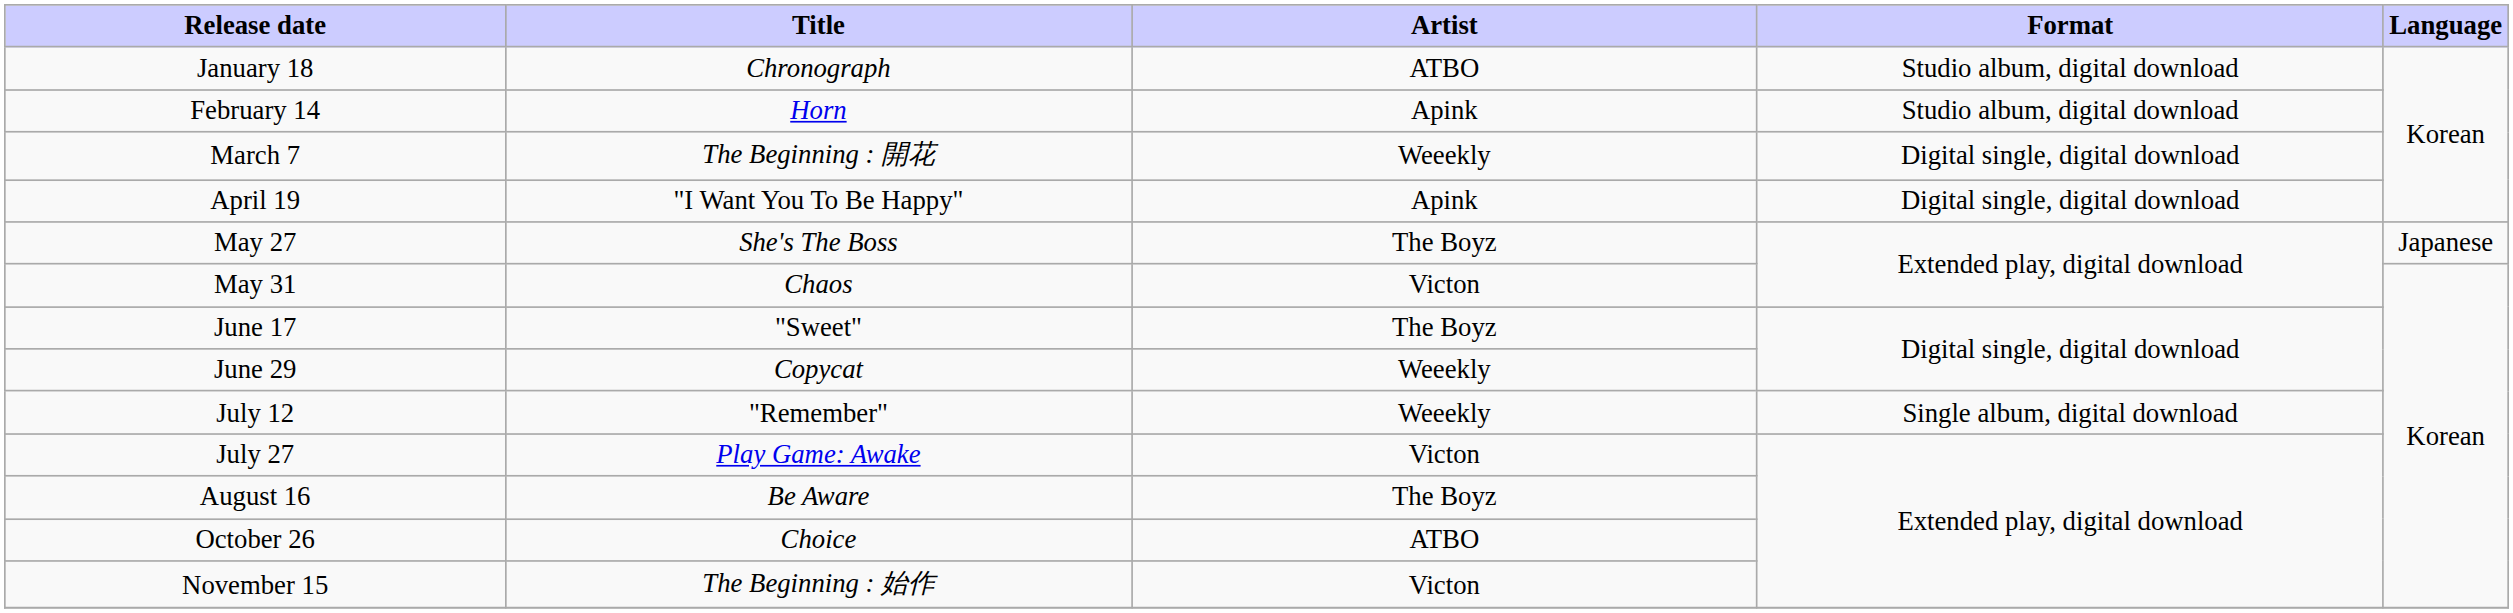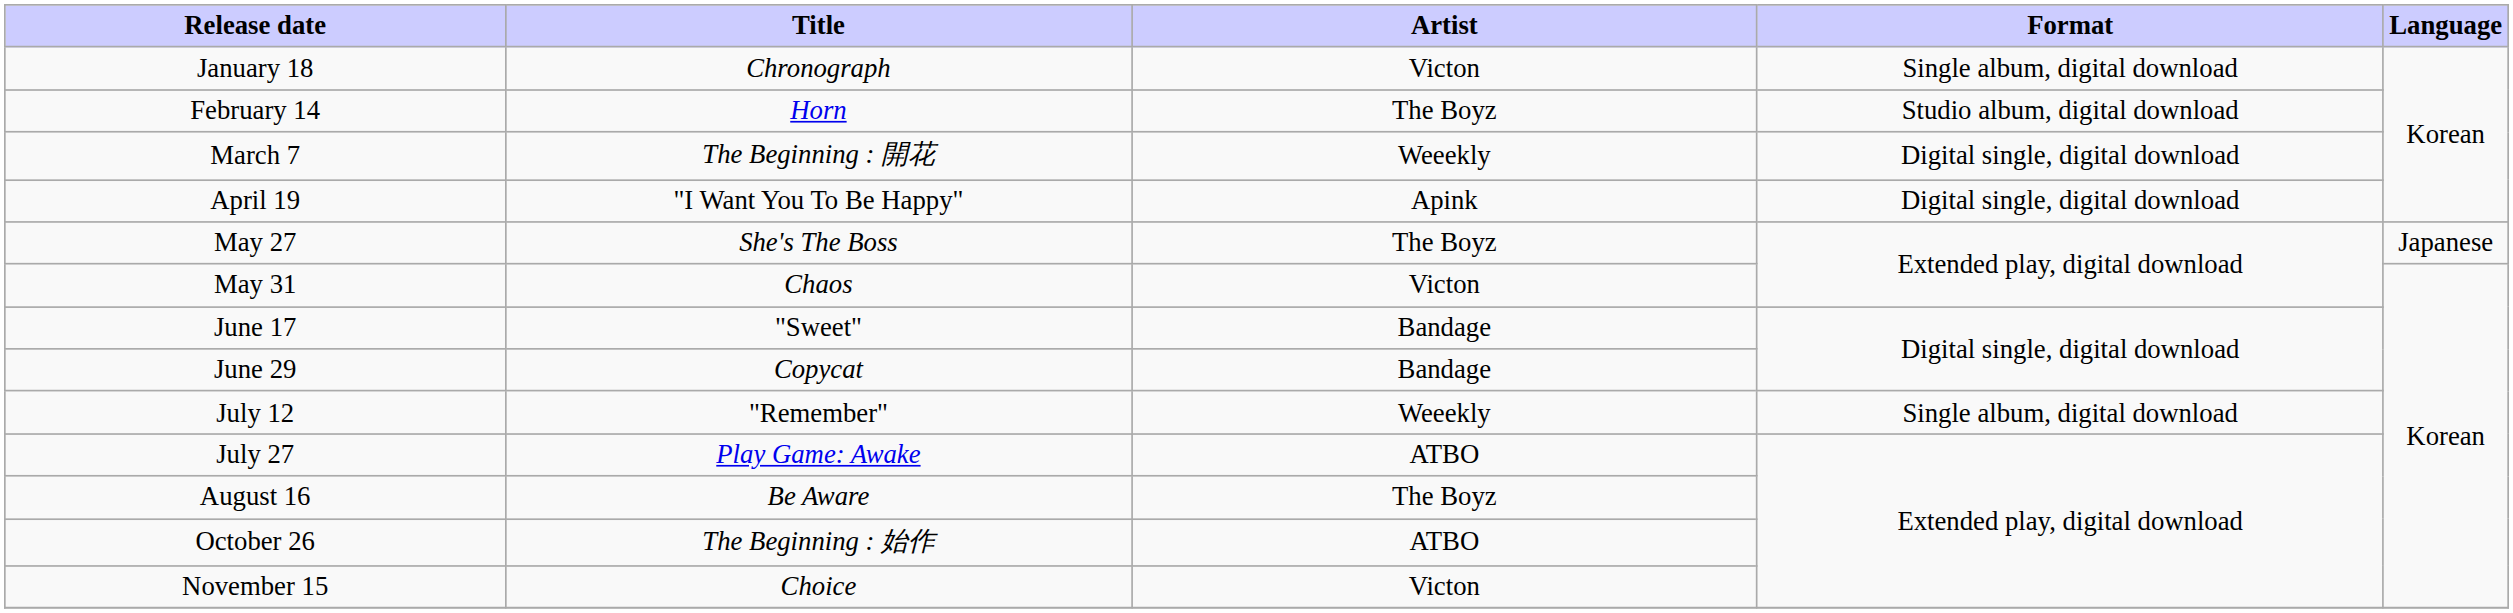(1444, 68) ATBO -> (1444, 68) Victon
(2070, 68) Studio album, digital download -> (2070, 68) Single album, digital download
(1444, 110) Apink -> (1444, 110) The Boyz
(1444, 327) The Boyz -> (1444, 327) Bandage
(1444, 369) Weeekly -> (1444, 369) Bandage
(1444, 454) Victon -> (1444, 454) ATBO
(818, 539) Choice -> (818, 540) The Beginning : 始作
(818, 583) The Beginning : 始作 -> (818, 586) Choice
